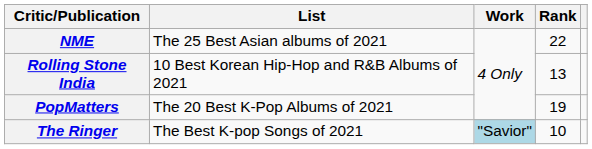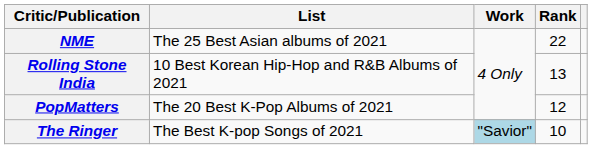(558, 107) 19 -> (558, 107) 12
